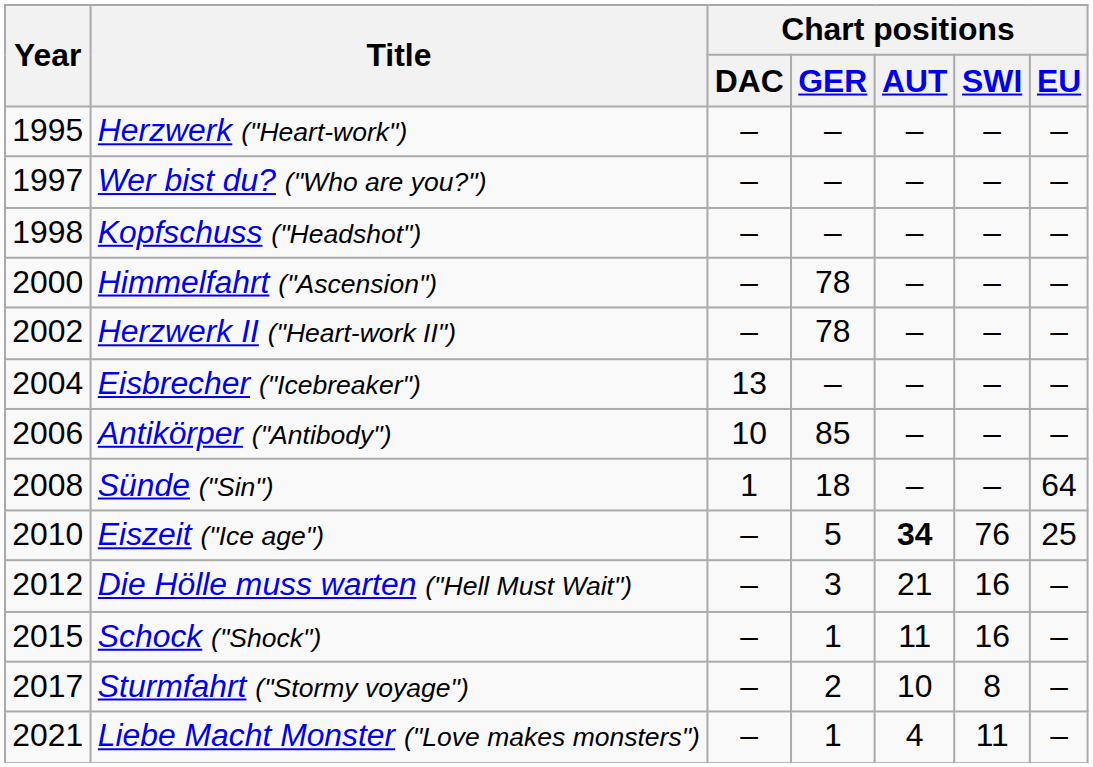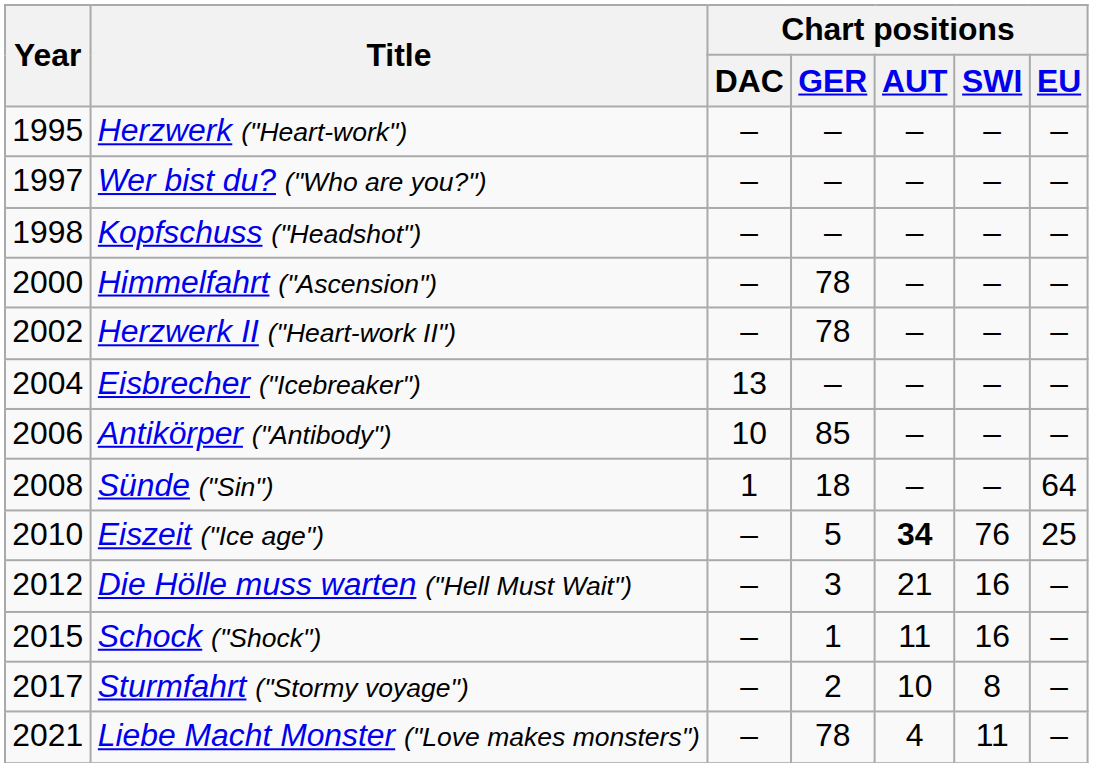(833, 736) 1 -> (833, 736) 78
